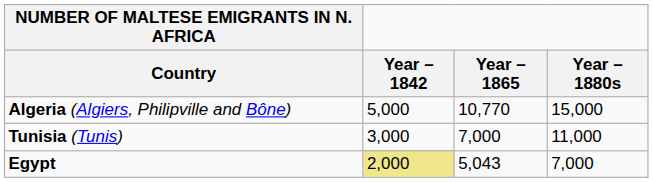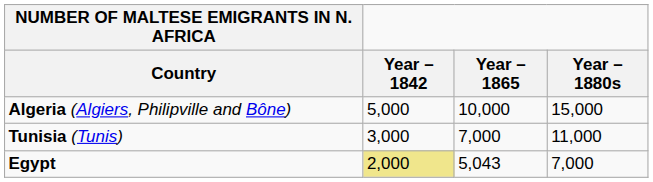(484, 109) 10,770 -> (484, 109) 10,000
